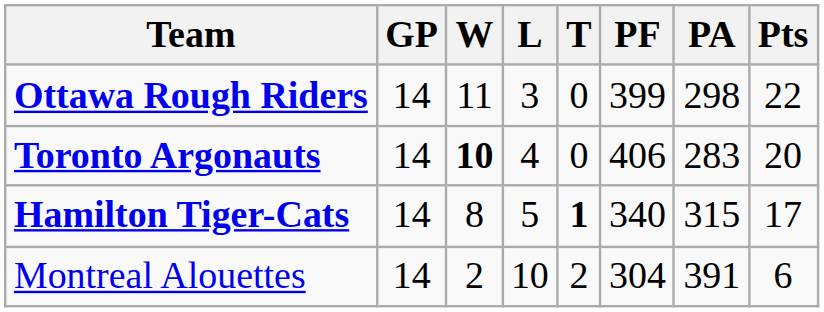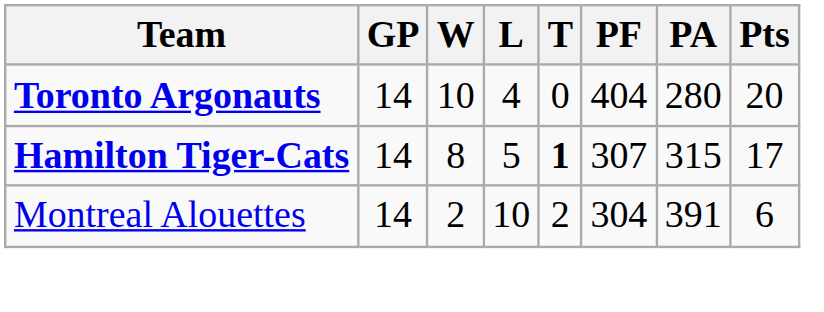- row: (191, 94)
(474, 154) bold -> (456, 94) normal
(637, 154) 406 -> (619, 94) 404
(712, 154) 283 -> (693, 94) 280
(637, 214) 340 -> (619, 154) 307
